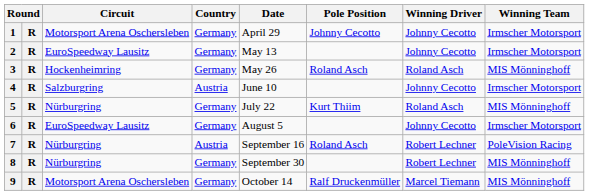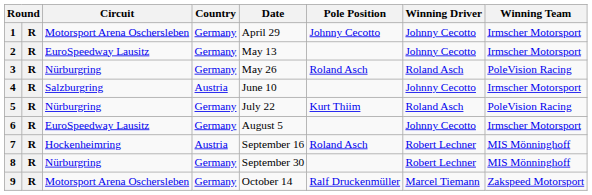(83, 69) Hockenheimring -> (73, 69) Nürburgring
(529, 69) MIS Mönninghoff -> (530, 69) PoleVision Racing
(529, 106) MIS Mönninghoff -> (530, 106) PoleVision Racing
(73, 143) Nürburgring -> (83, 143) Hockenheimring
(530, 143) PoleVision Racing -> (529, 143) MIS Mönninghoff
(529, 181) MIS Mönninghoff -> (536, 181) Zakspeed Motorsport
